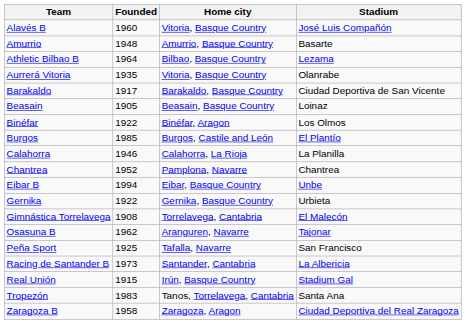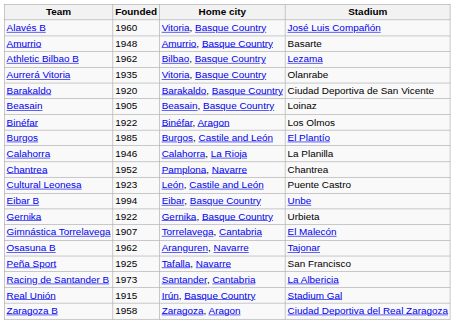(126, 59) 1964 -> (126, 59) 1962
(126, 91) 1917 -> (126, 91) 1920
+ row: (44, 185)
(126, 216) 1908 -> (126, 232) 1907
- row: (27, 295)
